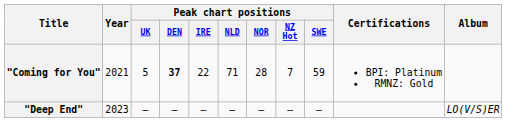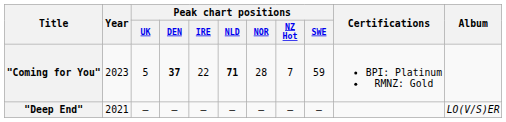(117, 73) 2021 -> (117, 73) 2023
(232, 73) normal -> (232, 73) bold
(117, 110) 2023 -> (117, 110) 2021
